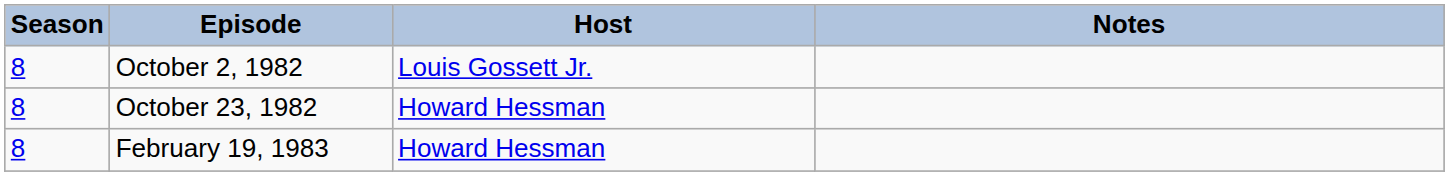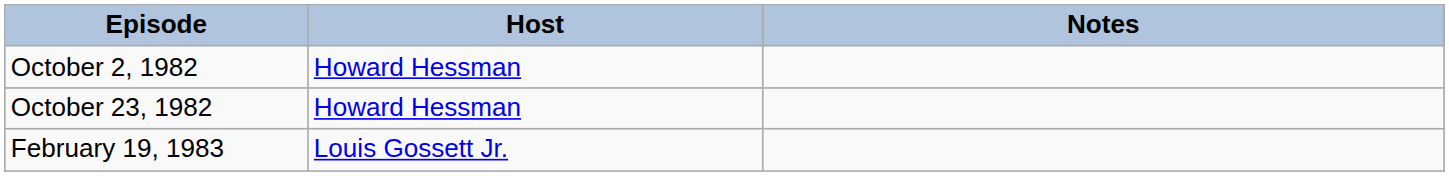- column: (57, 25)
(495, 66) Louis Gossett Jr. -> (417, 66) Howard Hessman
(502, 149) Howard Hessman -> (411, 149) Louis Gossett Jr.
